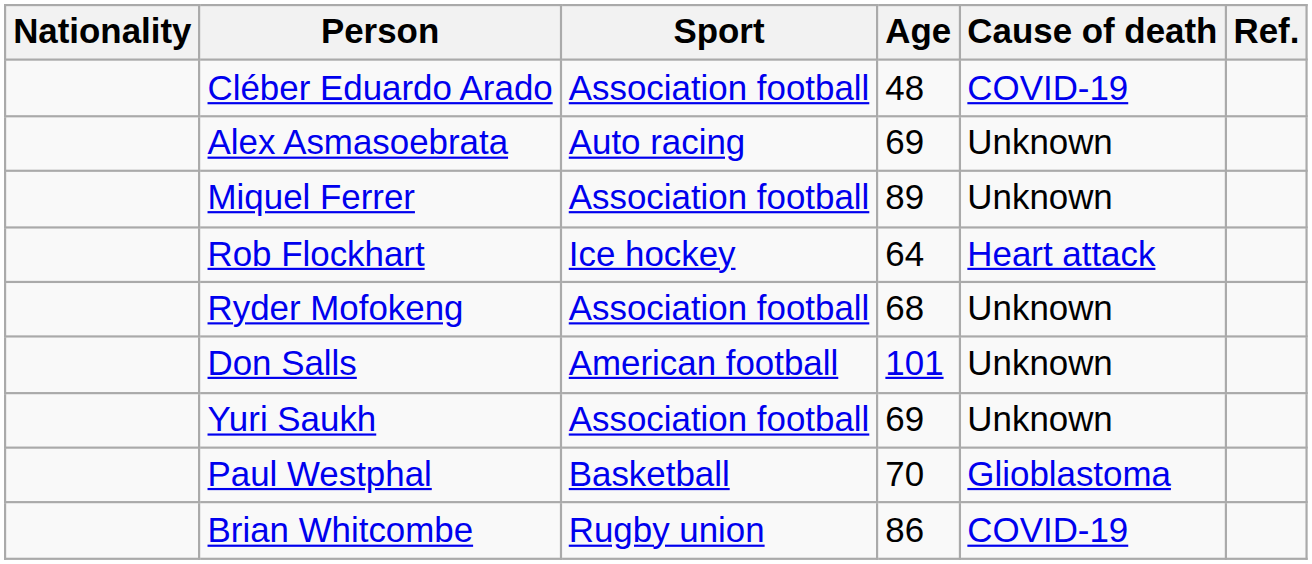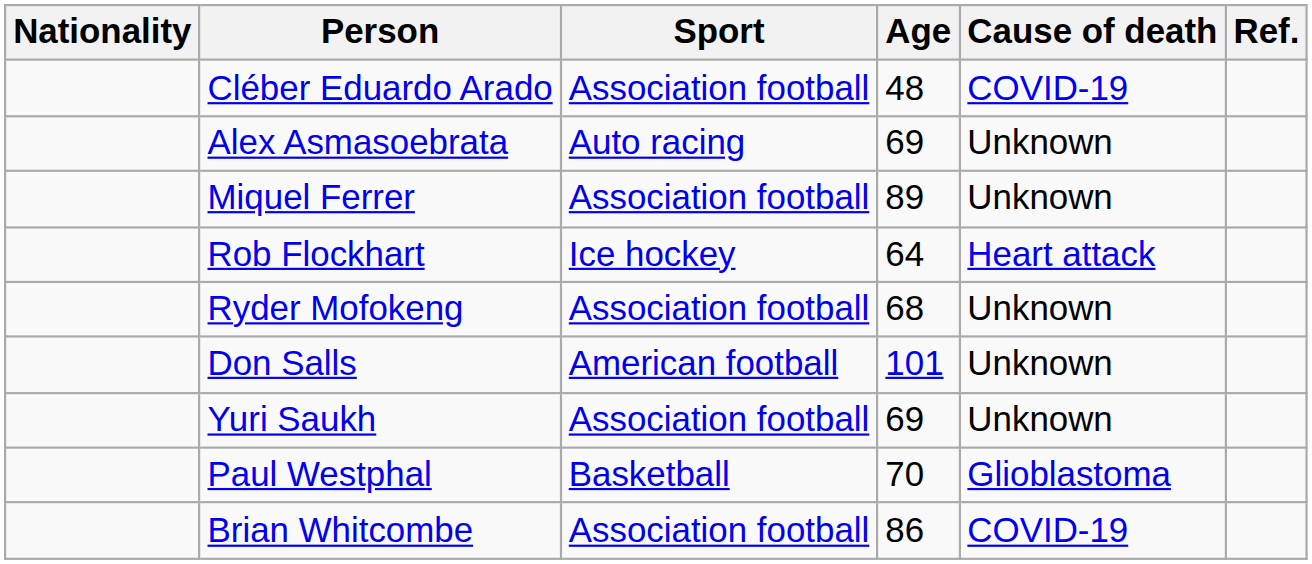(667, 530) Rugby union -> (719, 530) Association football
